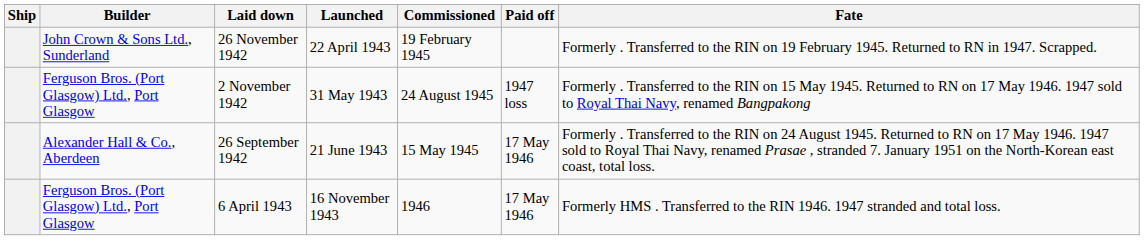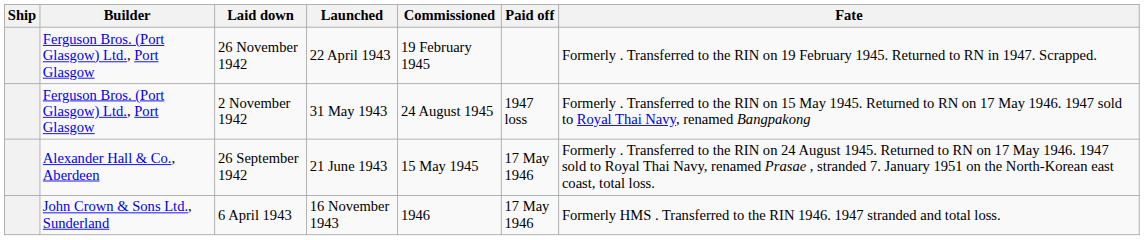(117, 47) John Crown & Sons Ltd., Sunderland -> (104, 55) Ferguson Bros. (Port Glasgow) Ltd., Port Glasgow
(104, 206) Ferguson Bros. (Port Glasgow) Ltd., Port Glasgow -> (117, 214) John Crown & Sons Ltd., Sunderland
